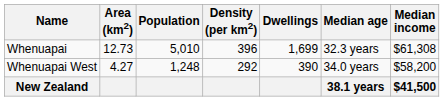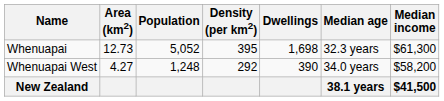(185, 49) 5,010 -> (185, 49) 5,052
(247, 49) 396 -> (247, 49) 395
(303, 49) 1,699 -> (303, 49) 1,698
(415, 49) $61,308 -> (415, 49) $61,300
